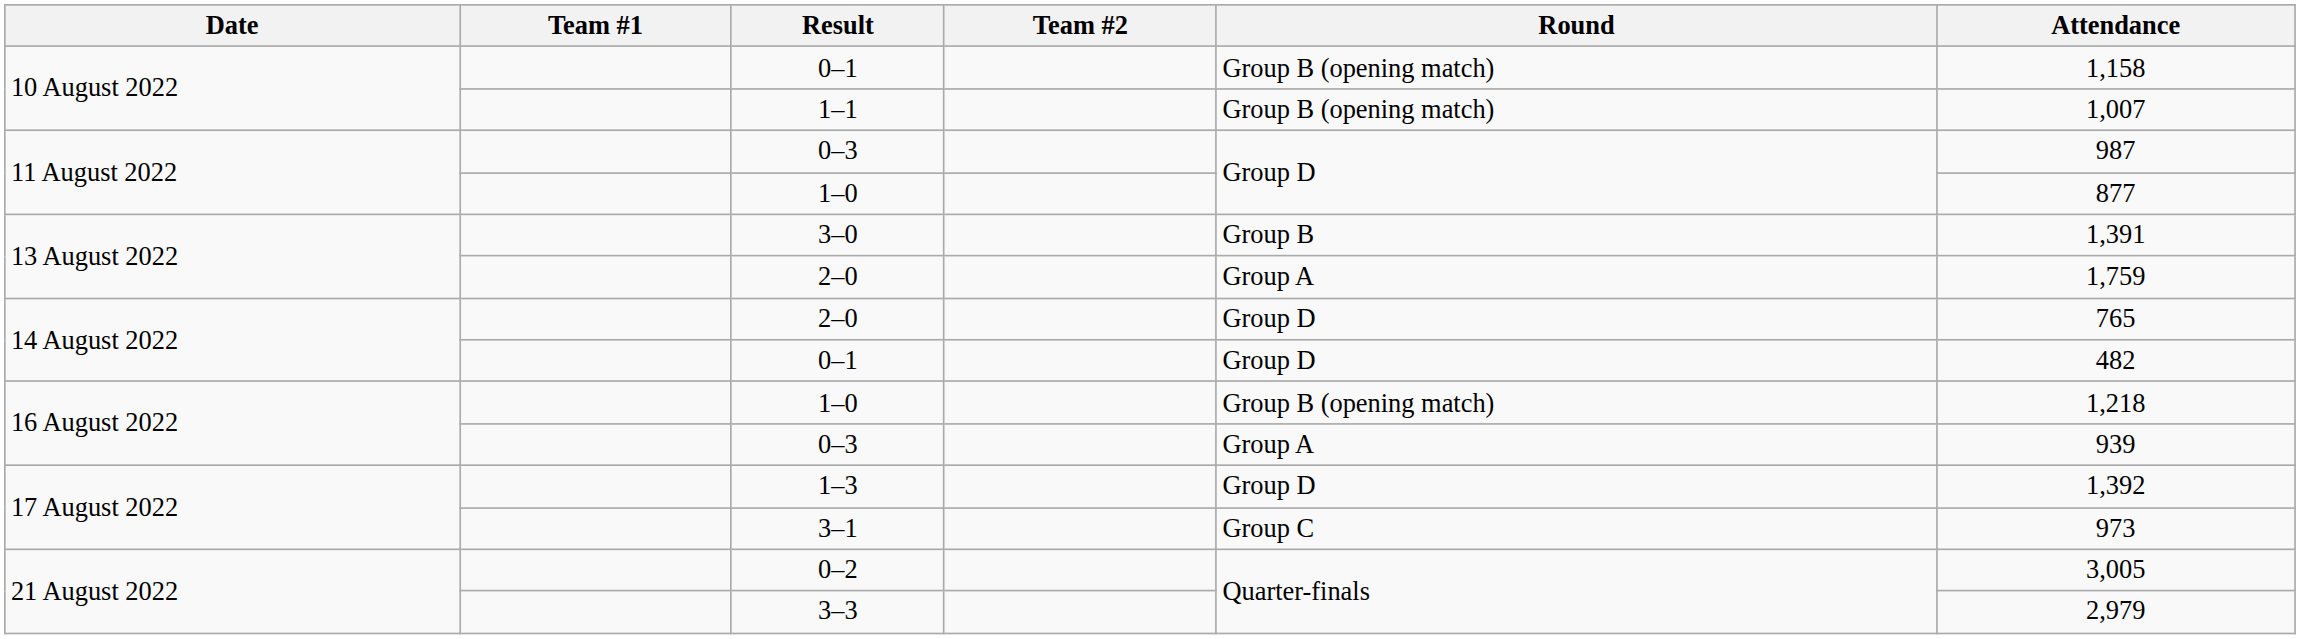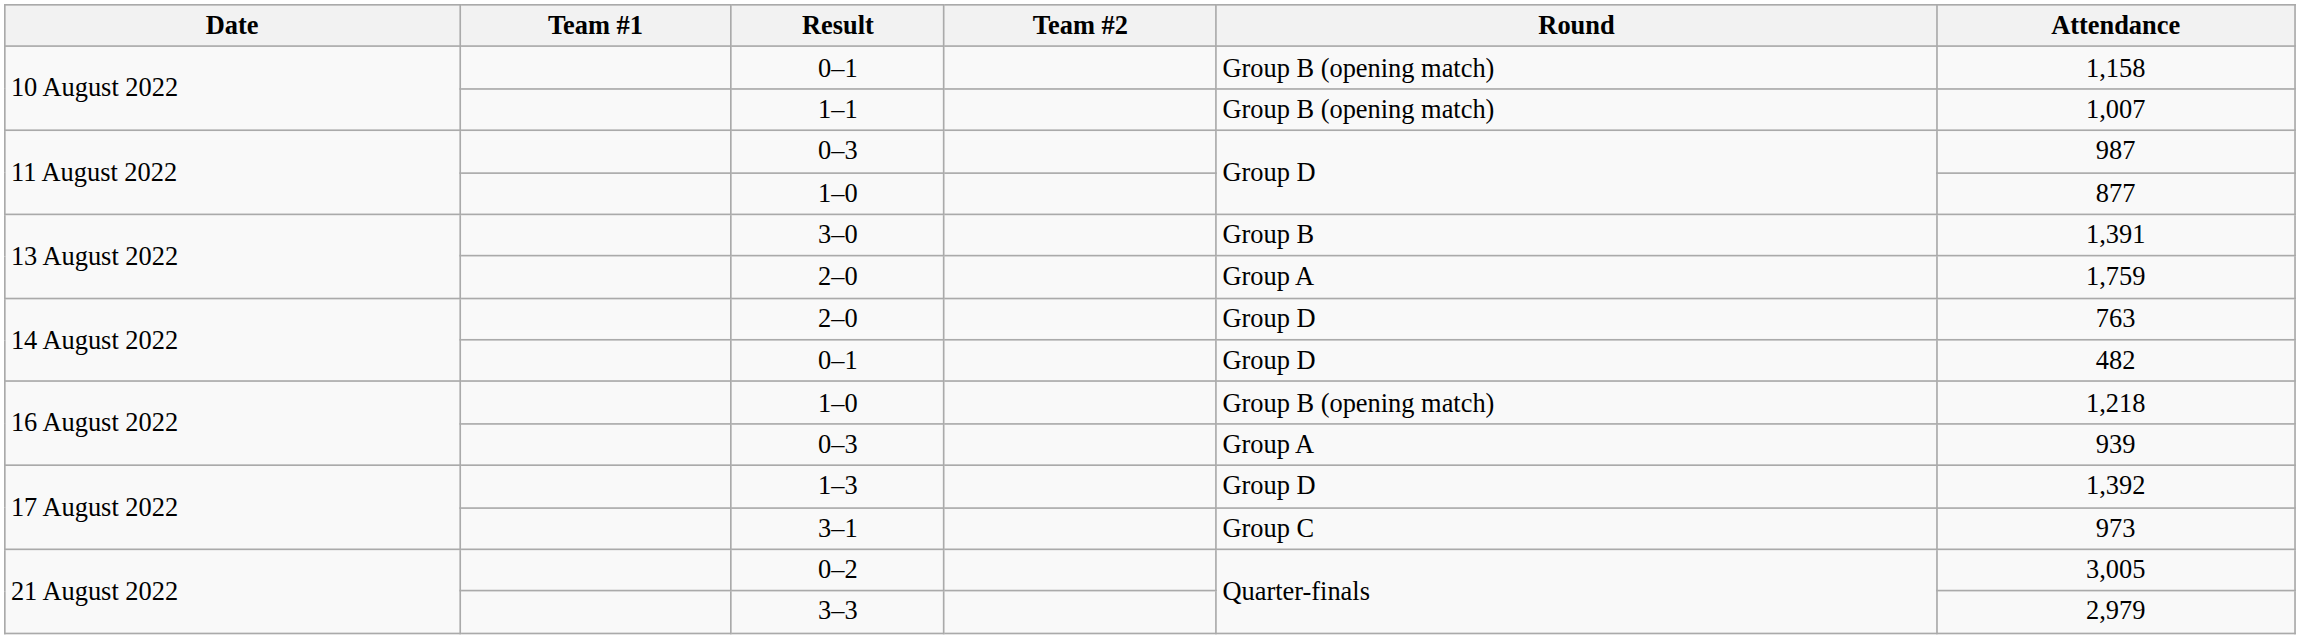(2116, 318) 765 -> (2116, 318) 763
